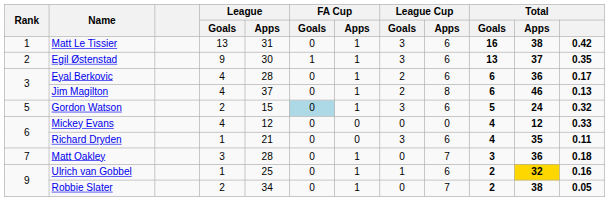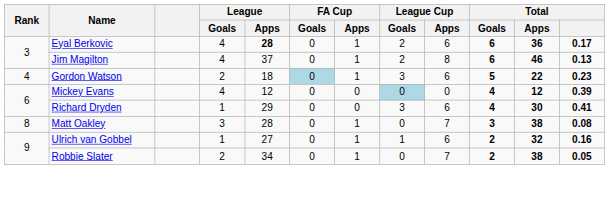- row: (84, 44)
- row: (84, 60)
(267, 76) normal -> (267, 44) bold
(27, 108) 5 -> (27, 76) 4
(267, 108) 15 -> (267, 76) 18
(537, 108) 24 -> (537, 76) 22
(582, 108) 0.32 -> (582, 76) 0.23
(402, 124) no background -> (402, 92) lightblue background
(582, 124) 0.33 -> (582, 92) 0.39
(267, 140) 21 -> (267, 108) 29
(537, 140) 35 -> (537, 108) 30
(582, 140) 0.11 -> (582, 108) 0.41
(27, 156) 7 -> (27, 124) 8
(537, 156) 36 -> (537, 124) 38
(582, 156) 0.18 -> (582, 124) 0.08
(267, 172) 25 -> (267, 140) 27
(537, 172) gold background -> (537, 140) no background
